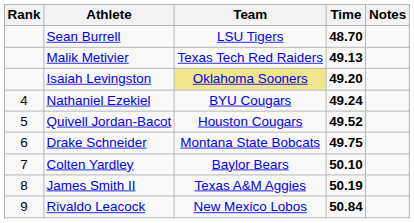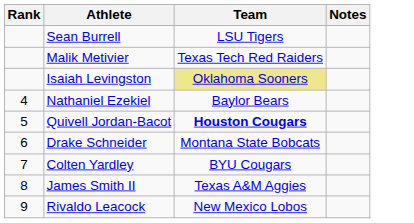- column: (346, 15)
(250, 100) BYU Cougars -> (250, 100) Baylor Bears
(250, 121) normal -> (250, 121) bold
(250, 164) Baylor Bears -> (250, 164) BYU Cougars
